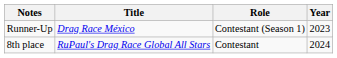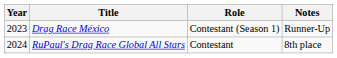columns swapped: (320, 12) <-> (30, 12)
